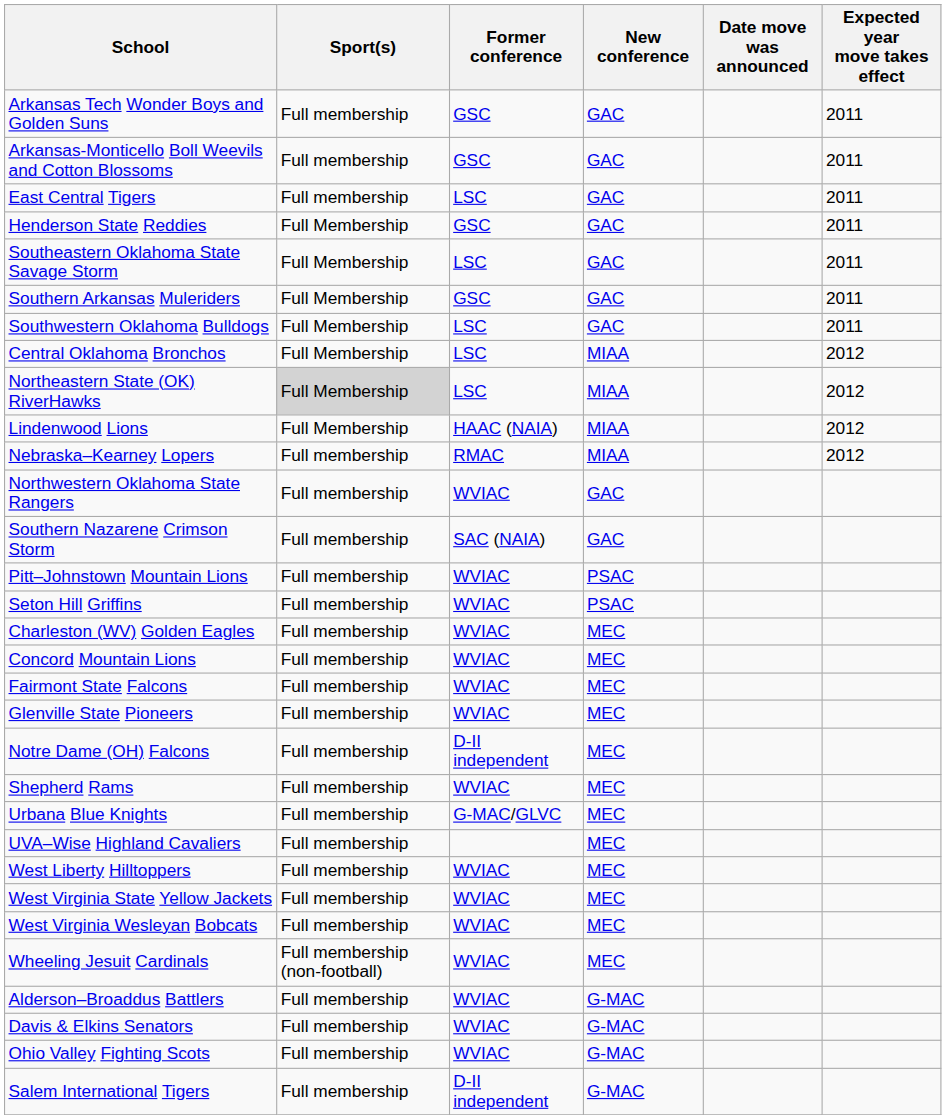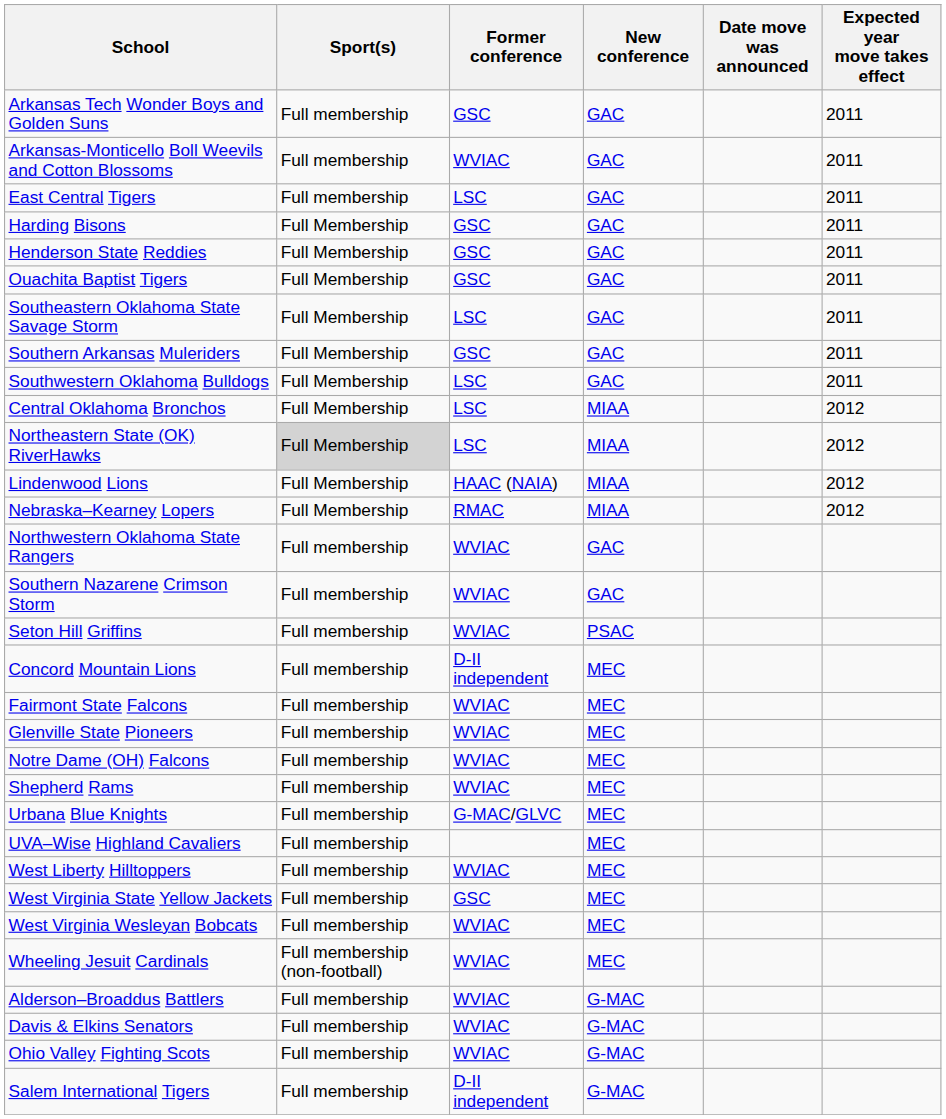(472, 160) GSC -> (481, 160) WVIAC
+ row: (67, 225)
+ row: (98, 279)
(344, 455) Full membership -> (344, 510) Full Membership
(499, 539) SAC (NAIA) -> (481, 594) WVIAC
- row: (128, 576)
- row: (131, 631)
(481, 659) WVIAC -> (501, 668) D-II independent
(501, 750) D-II independent -> (481, 760) WVIAC
(481, 897) WVIAC -> (472, 897) GSC
